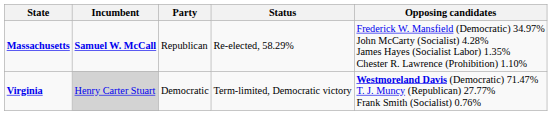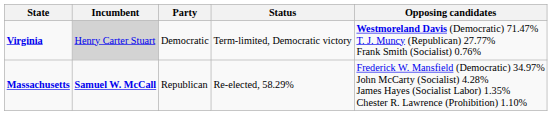rows swapped: (38, 46) <-> (25, 91)
